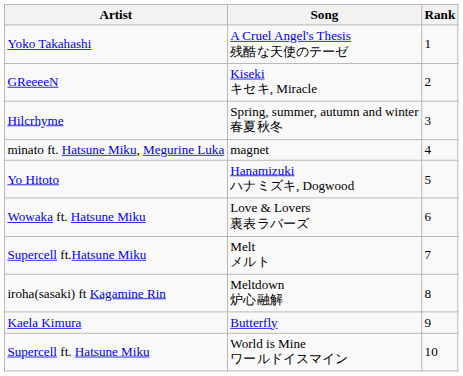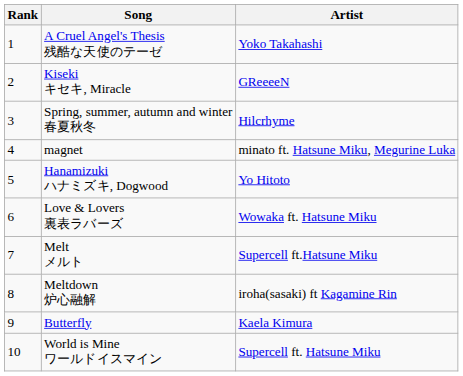columns swapped: (440, 14) <-> (116, 14)
